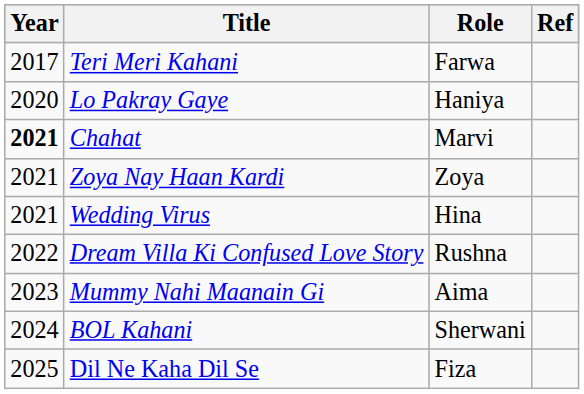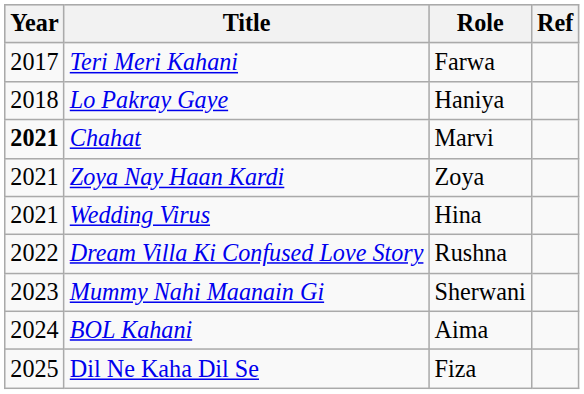(34, 100) 2020 -> (34, 100) 2018
(461, 291) Aima -> (480, 291) Sherwani
(480, 330) Sherwani -> (461, 330) Aima
